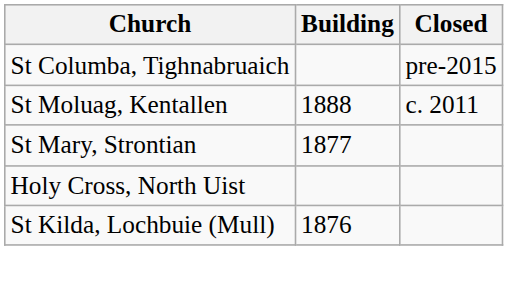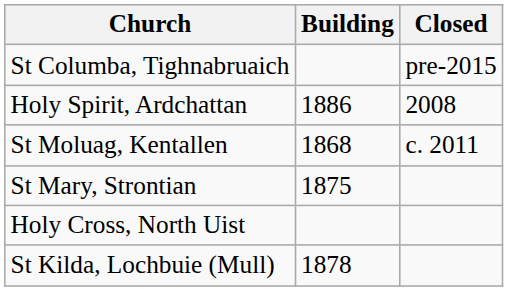+ row: (129, 104)
(326, 104) 1888 -> (326, 144) 1868
(326, 144) 1877 -> (326, 184) 1875
(326, 225) 1876 -> (326, 265) 1878
